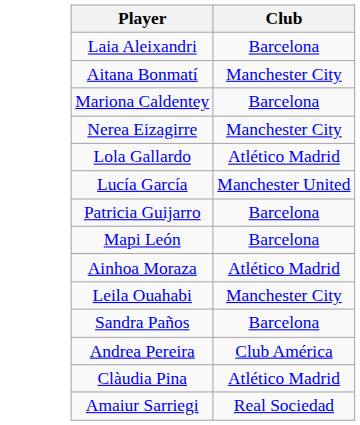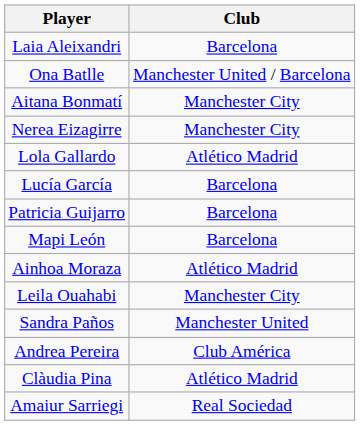+ row: (67, 74)
- row: (142, 101)
(284, 184) Manchester United -> (242, 184) Barcelona
(284, 323) Barcelona -> (242, 323) Manchester United
